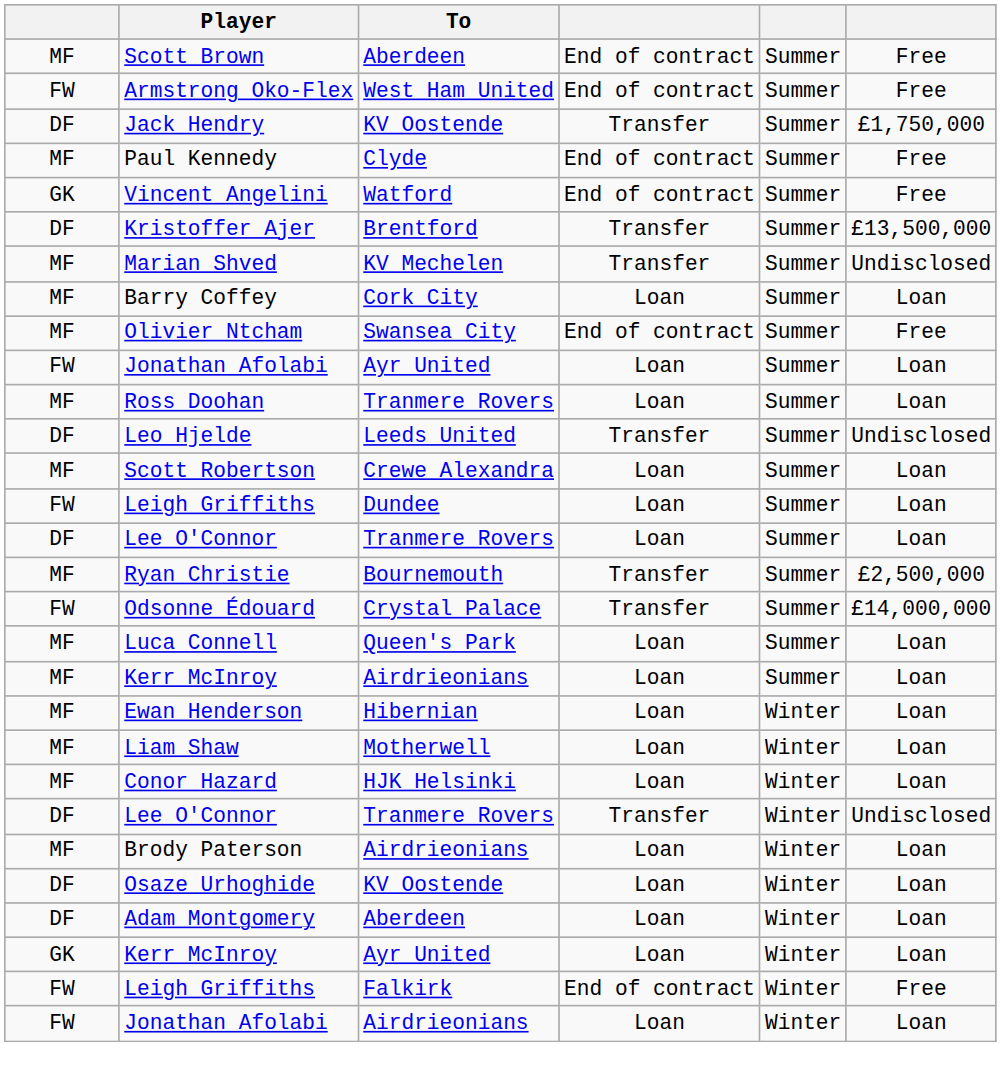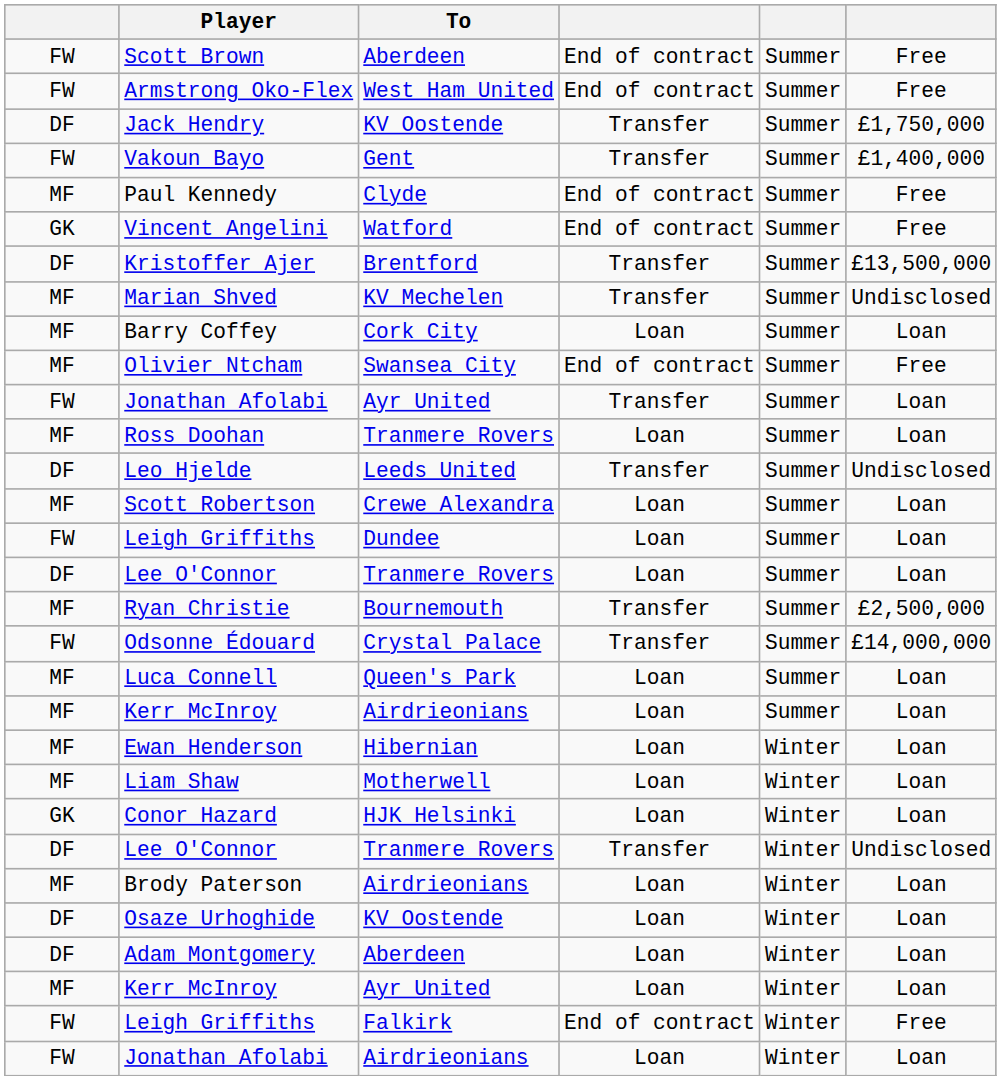(62, 57) MF -> (62, 57) FW
+ row: (194, 160)
(659, 367) Loan -> (659, 402) Transfer
(62, 782) MF -> (62, 816) GK
(62, 955) GK -> (62, 989) MF
